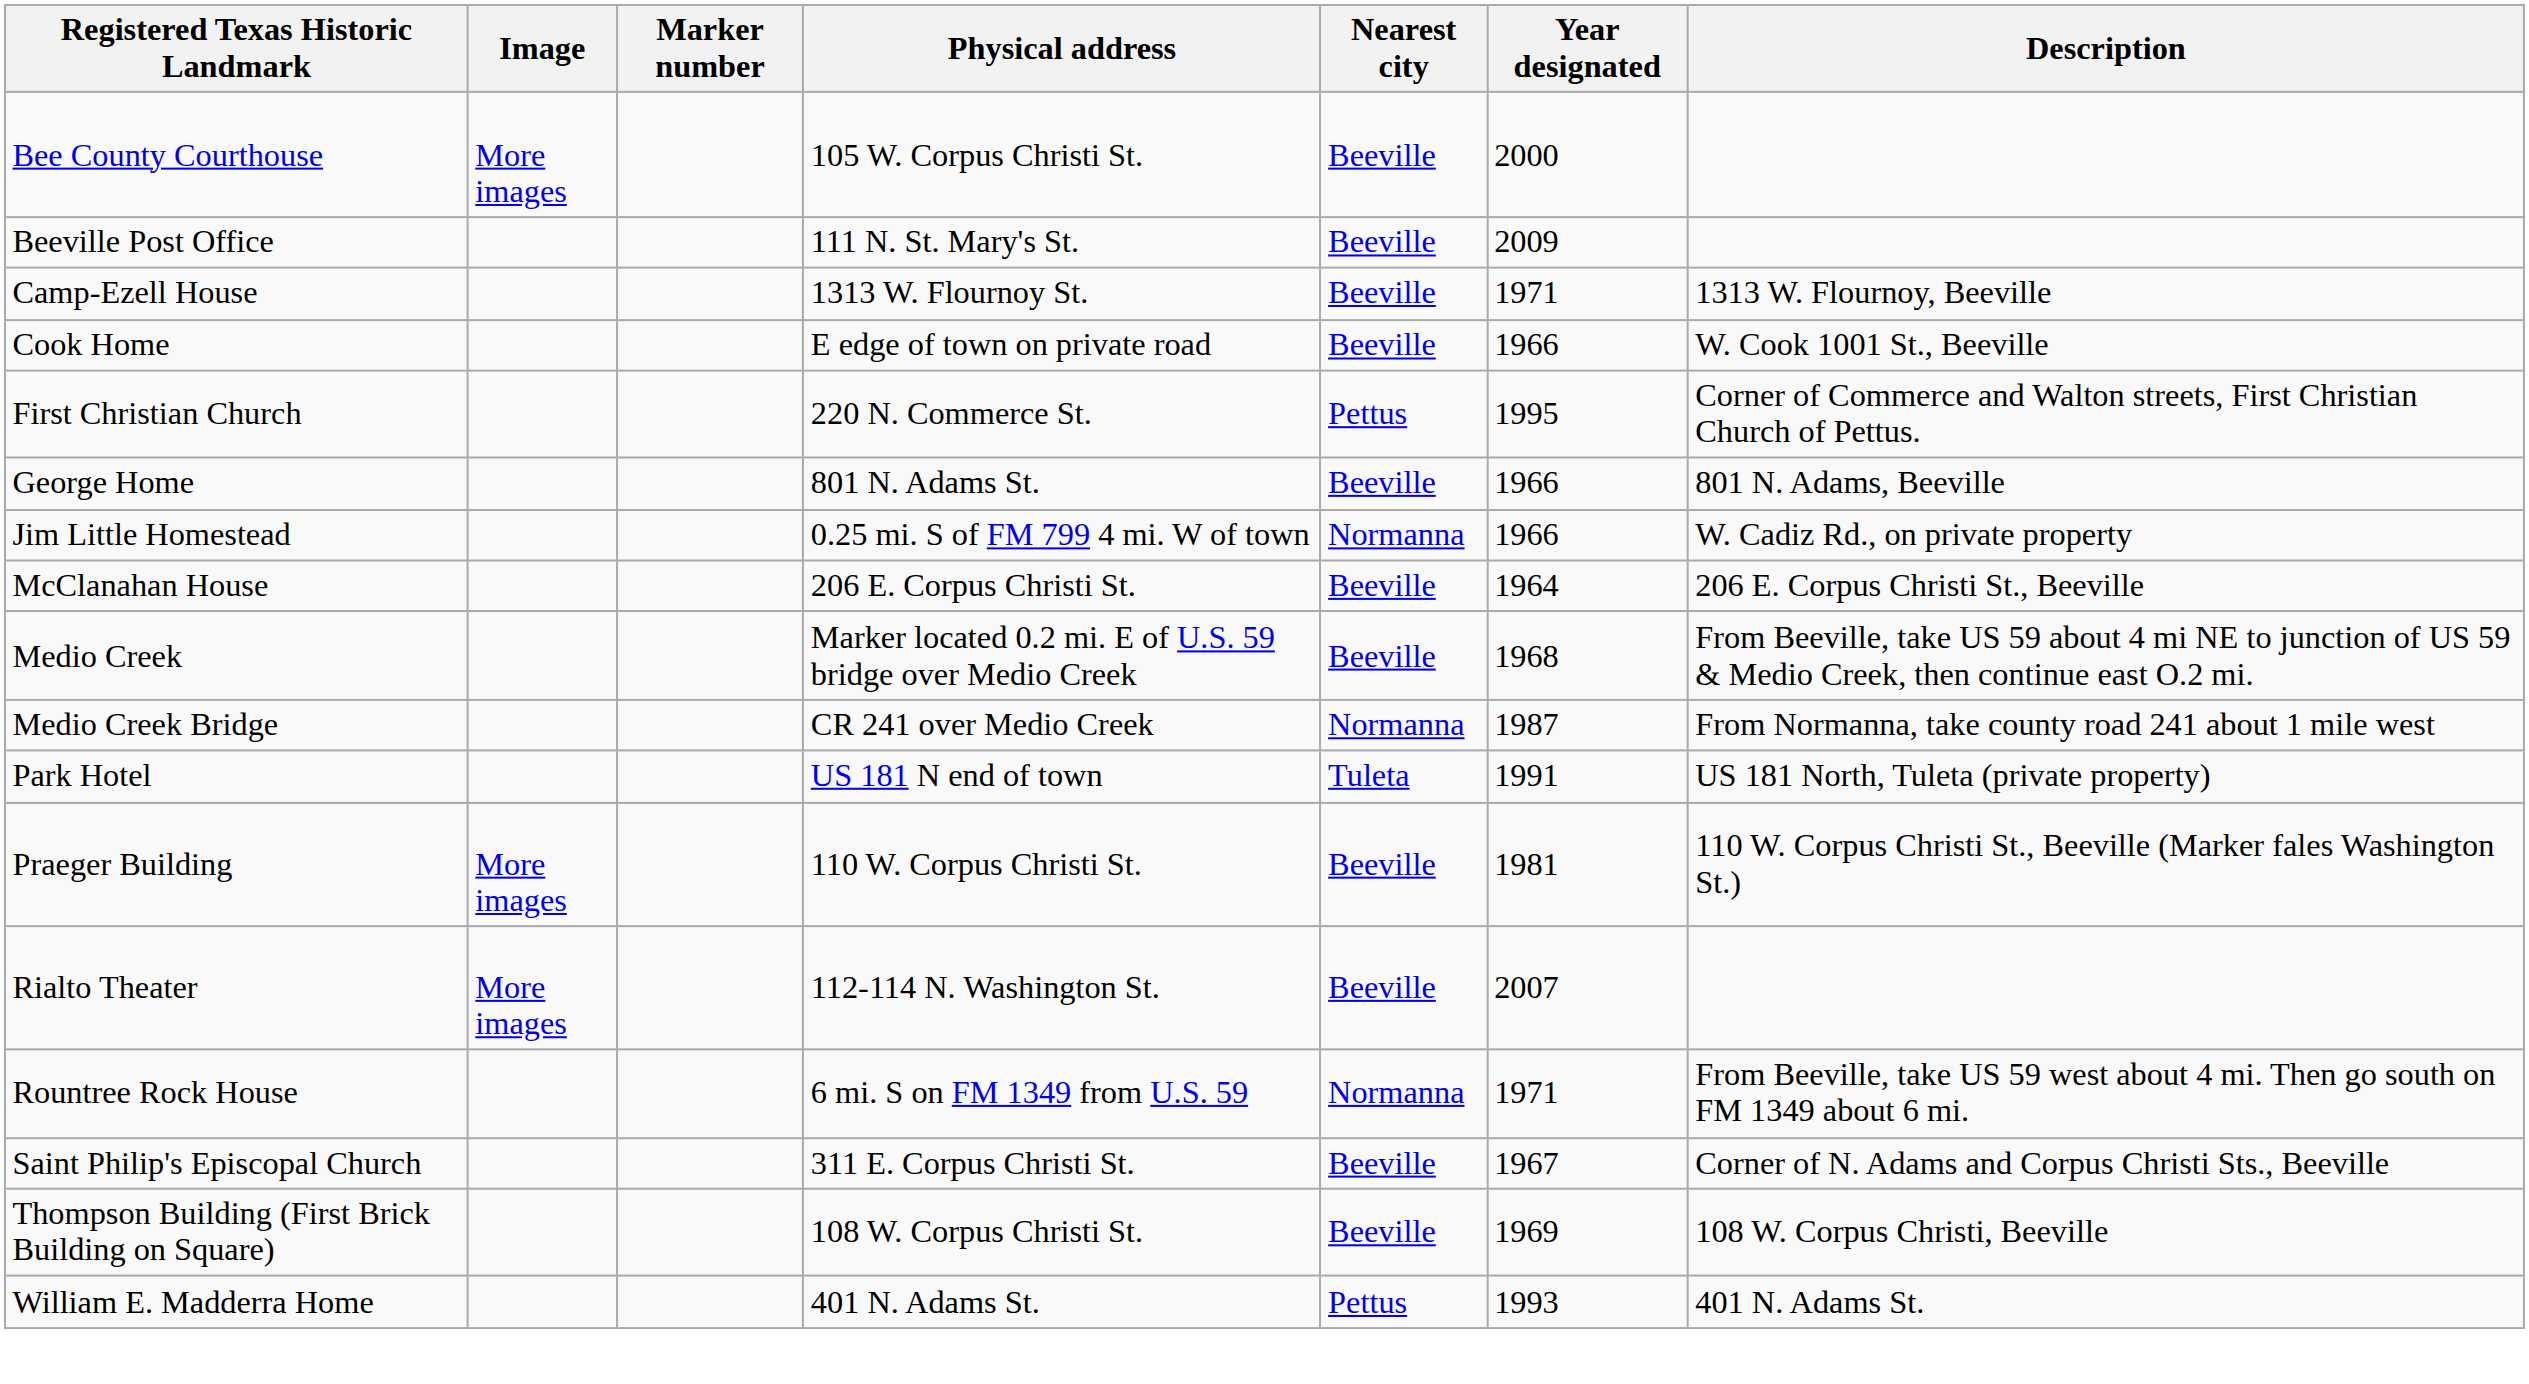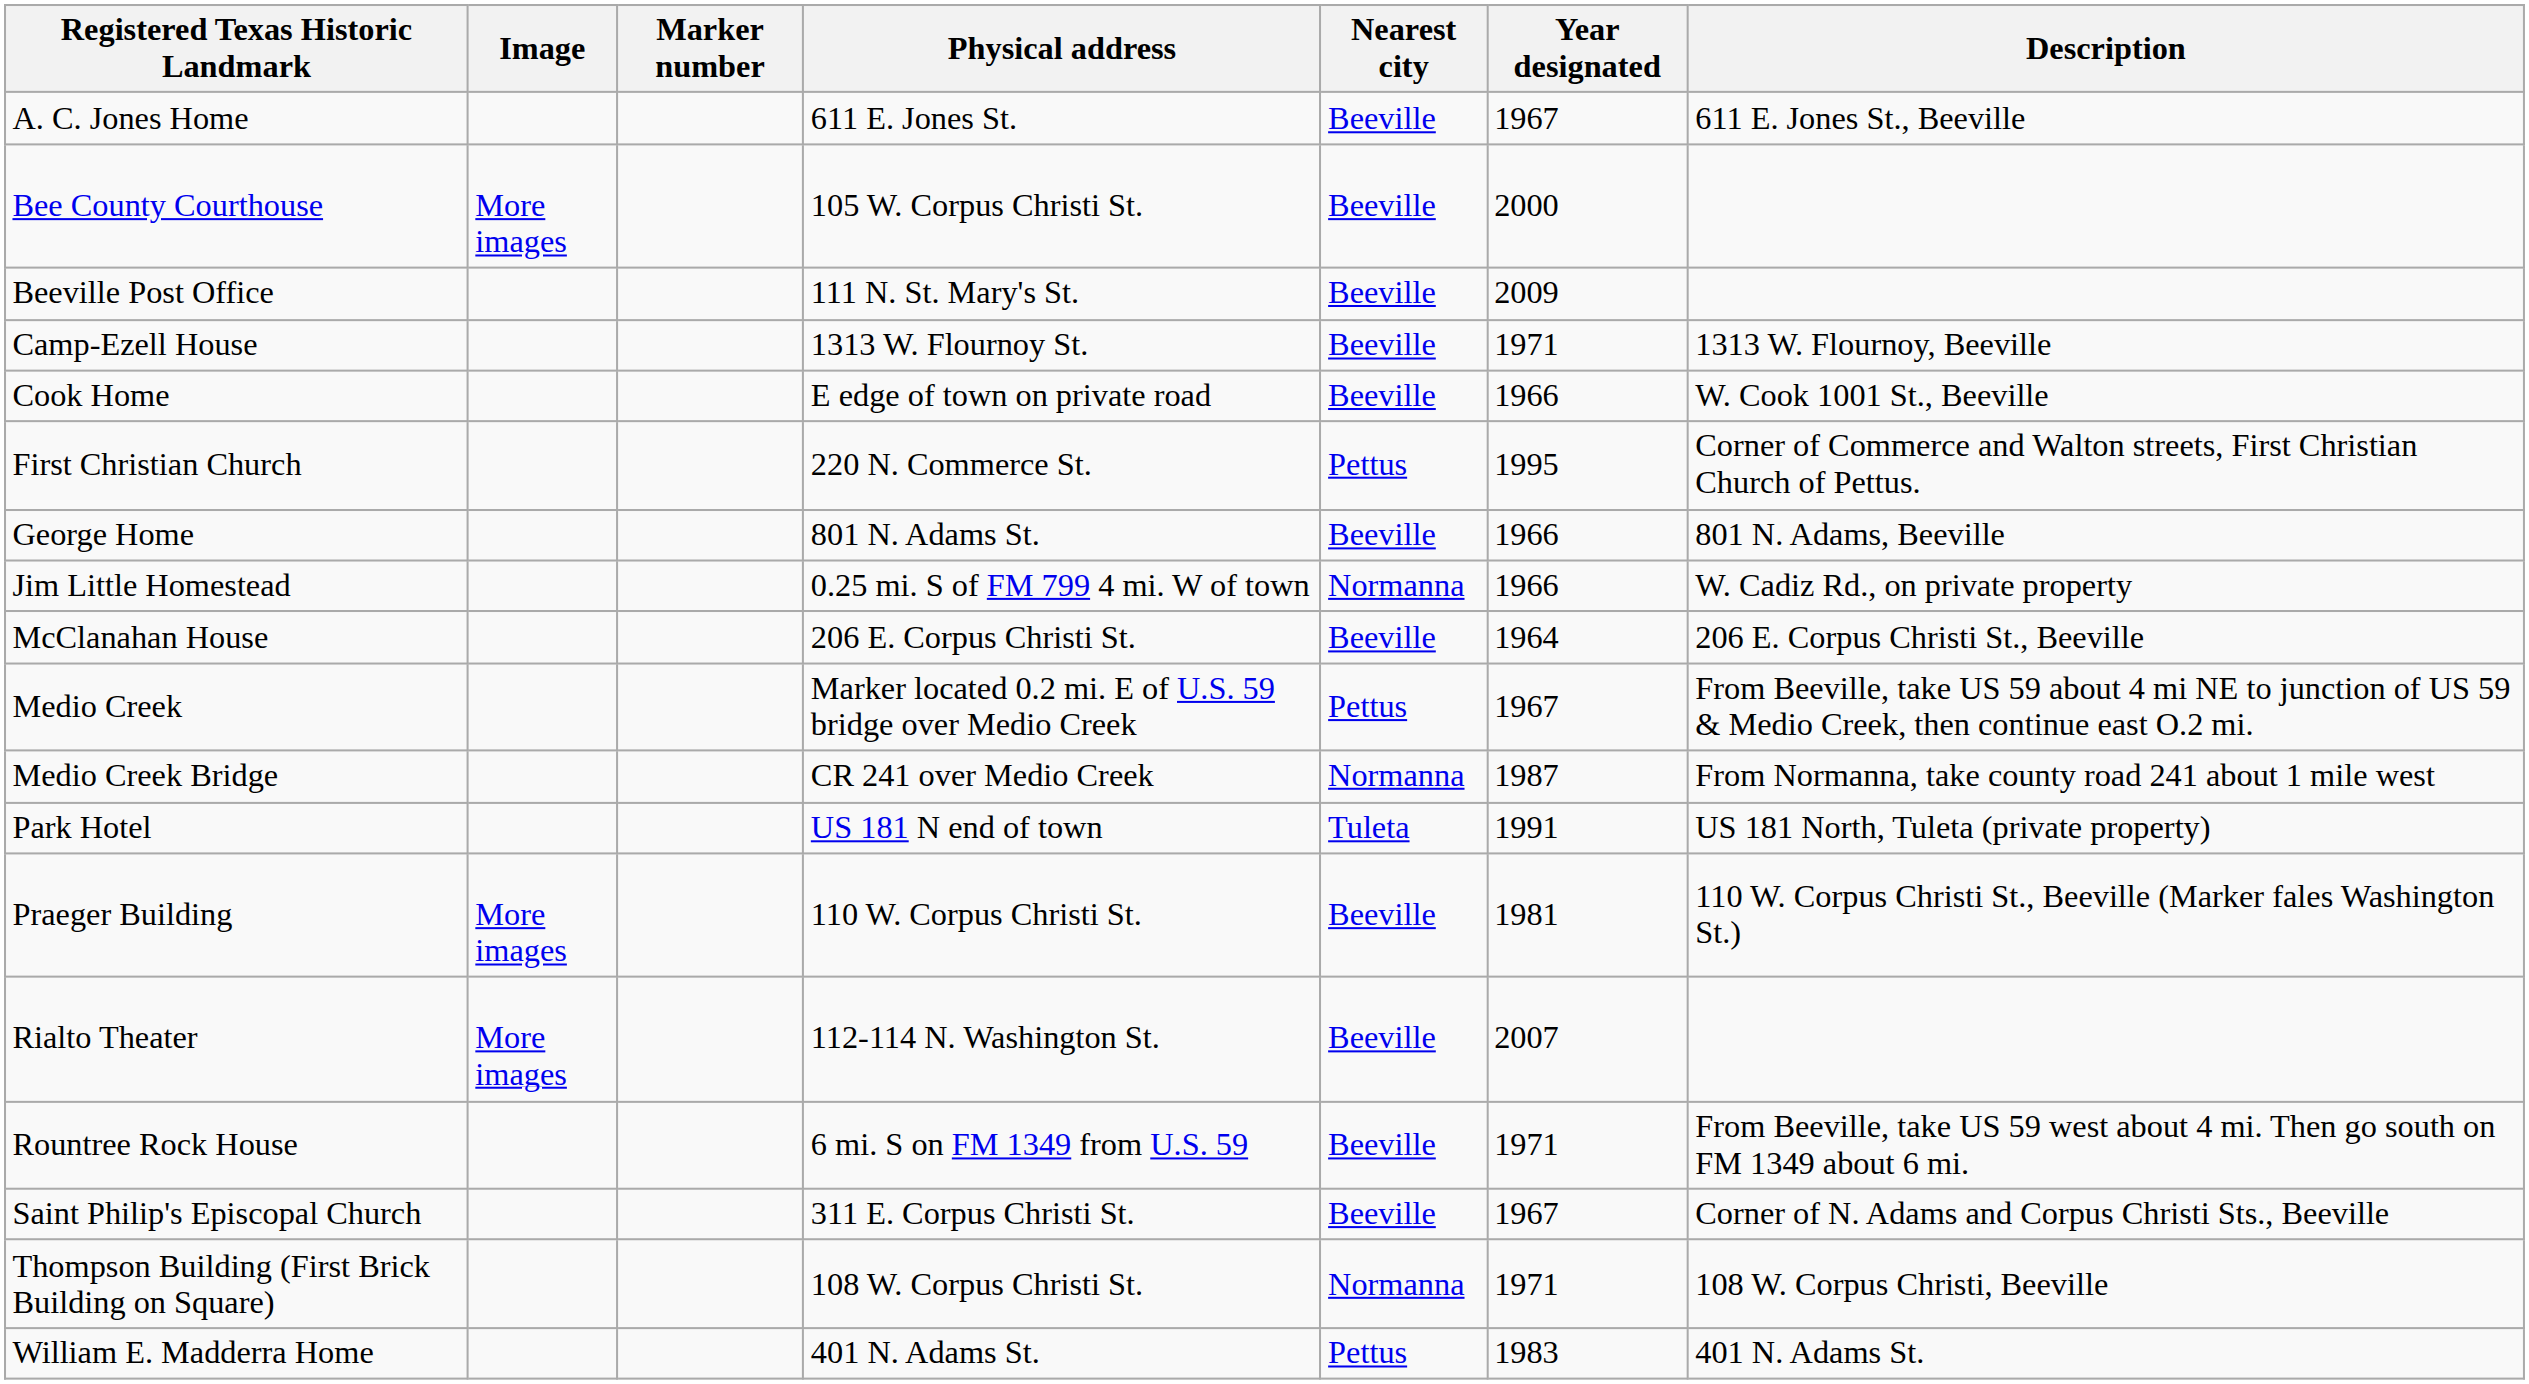+ row: (131, 117)
(1382, 655) Beeville -> (1368, 706) Pettus
(1526, 655) 1968 -> (1526, 706) 1967
(1396, 1093) Normanna -> (1382, 1144) Beeville
(1382, 1232) Beeville -> (1396, 1283) Normanna
(1526, 1232) 1969 -> (1526, 1283) 1971
(1526, 1301) 1993 -> (1526, 1352) 1983
